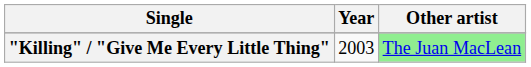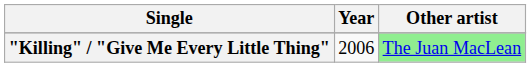(356, 47) 2003 -> (356, 47) 2006
